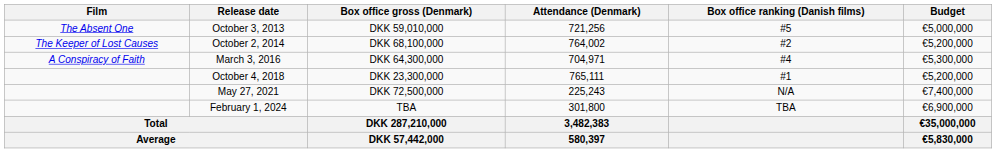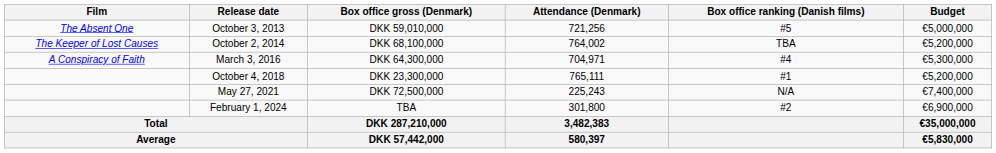(786, 44) #2 -> (786, 44) TBA
(786, 108) TBA -> (786, 108) #2
